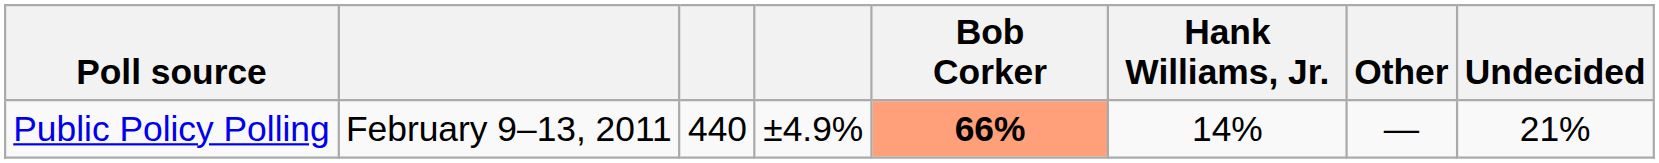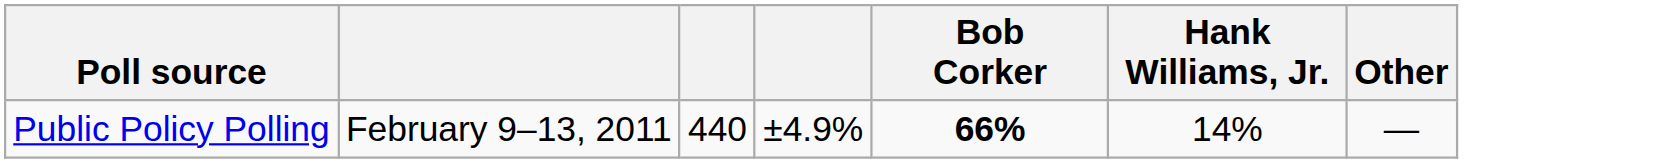- column: (1555, 72)
(990, 128) lightsalmon background -> (990, 128) no background
